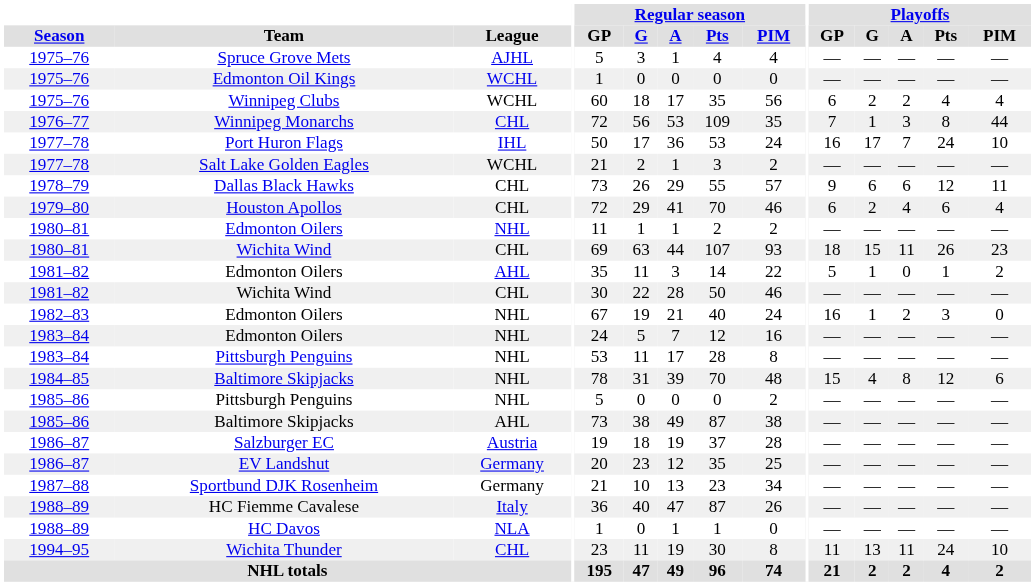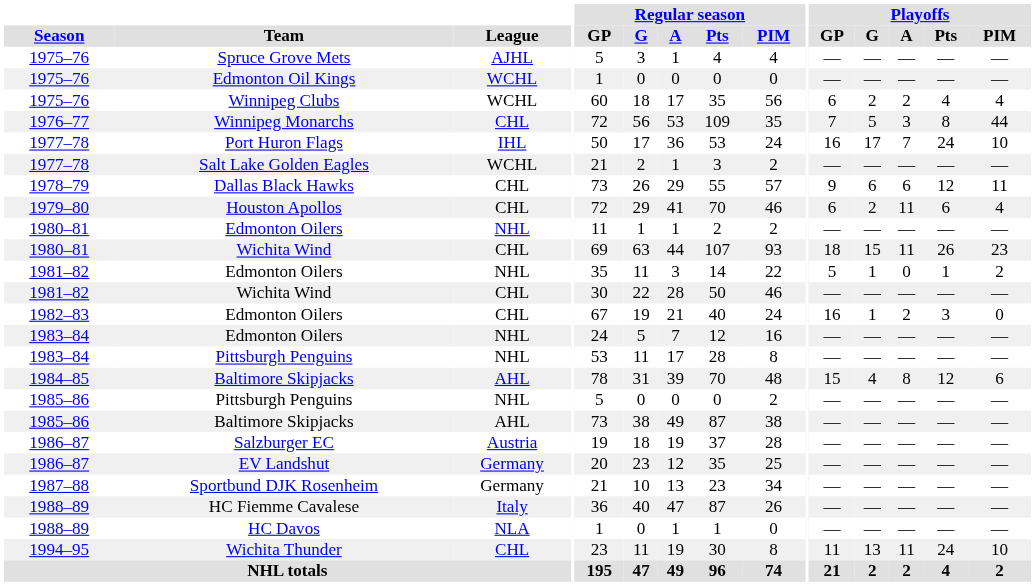(872, 121) 1 -> (872, 121) 5
(906, 207) 4 -> (906, 207) 11
(512, 271) AHL -> (512, 271) NHL
(512, 314) NHL -> (512, 314) CHL
(512, 378) NHL -> (512, 378) AHL
